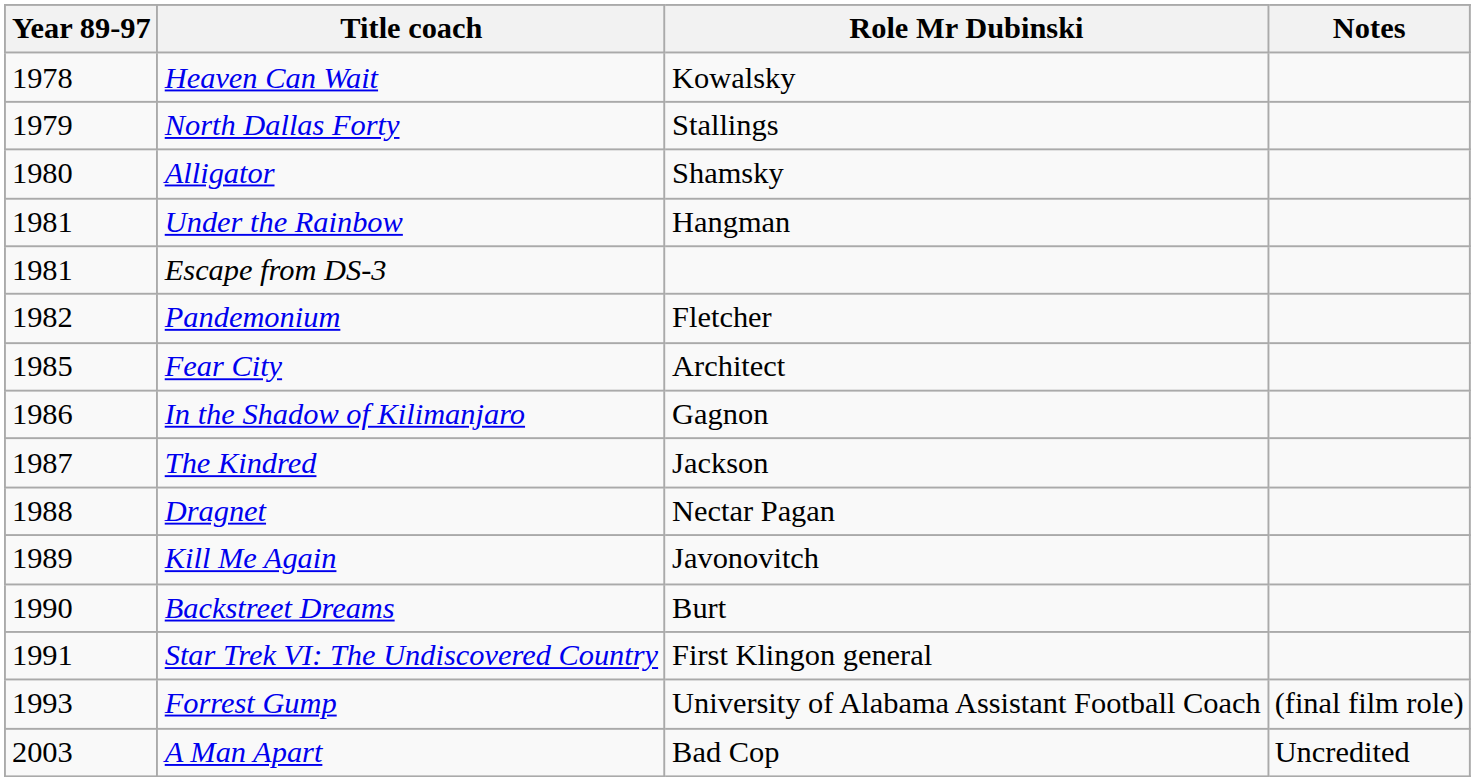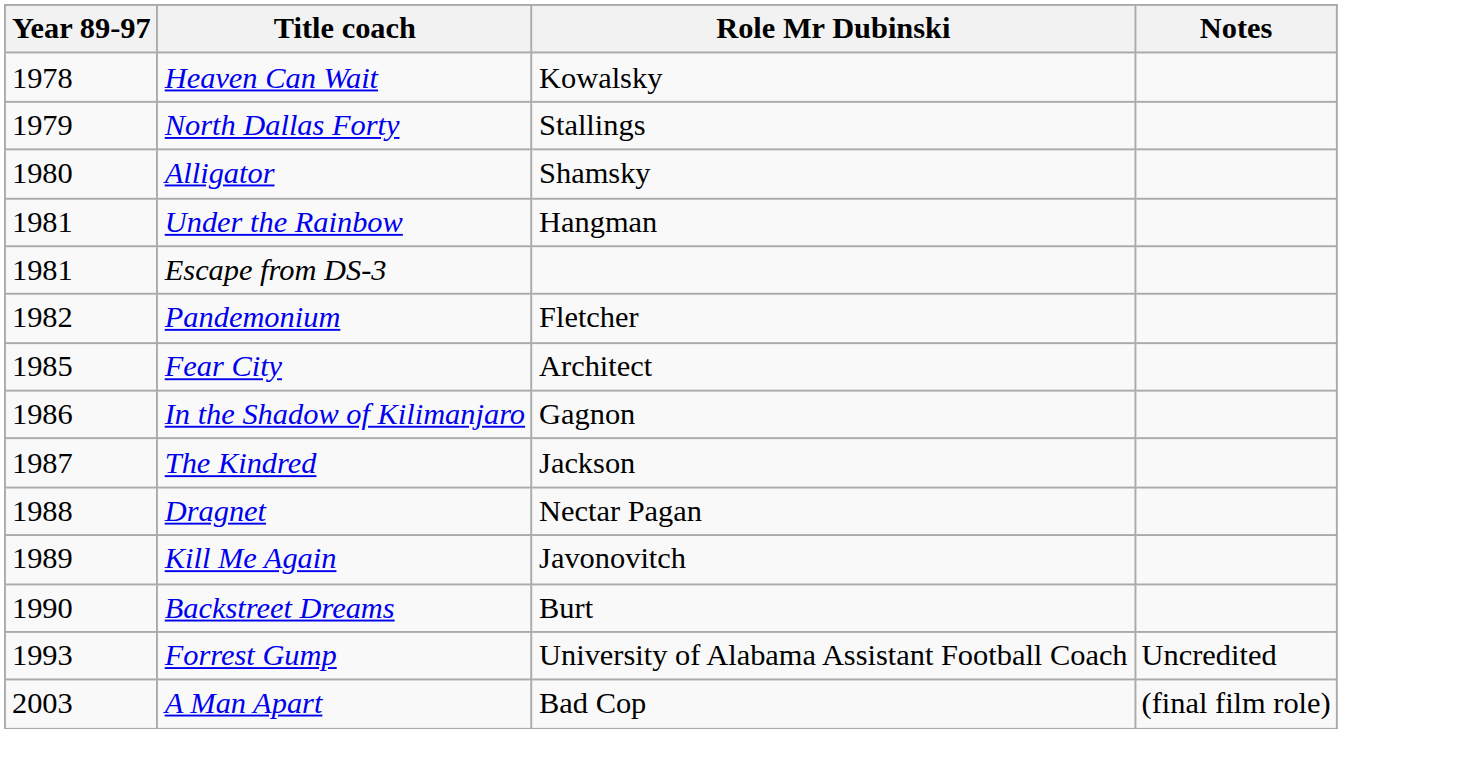- row: (411, 655)
(1369, 703) (final film role) -> (1209, 655) Uncredited
(1342, 751) Uncredited -> (1236, 703) (final film role)
